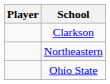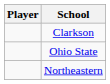rows swapped: (73, 70) <-> (73, 51)
